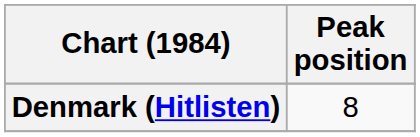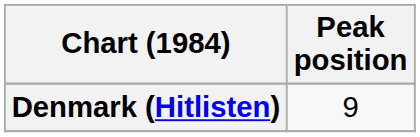(351, 107) 8 -> (351, 107) 9
